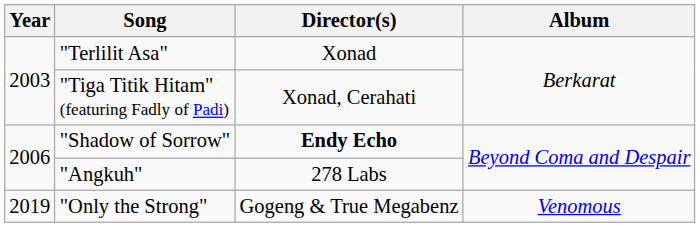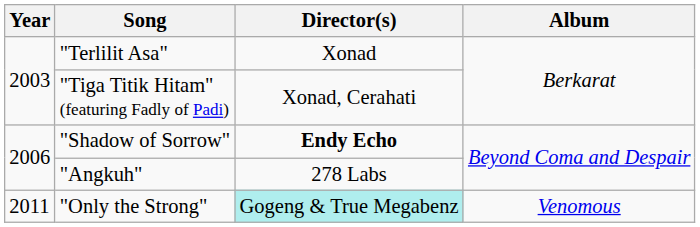(30, 206) 2019 -> (29, 206) 2011
(349, 206) no background -> (349, 206) paleturquoise background
